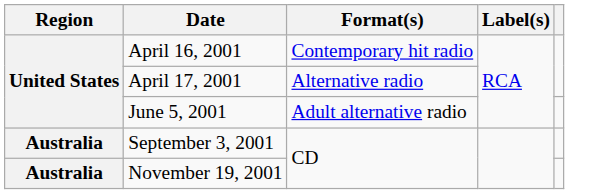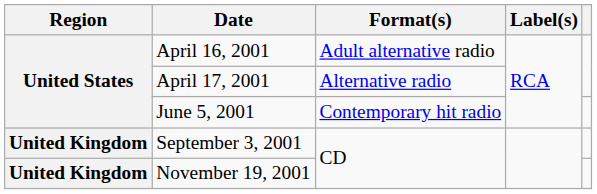(382, 50) Contemporary hit radio -> (407, 50) Adult alternative radio
(379, 111) Adult alternative radio -> (410, 111) Contemporary hit radio
(64, 142) Australia -> (78, 142) United Kingdom
(64, 173) Australia -> (78, 173) United Kingdom
